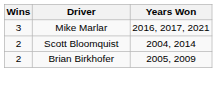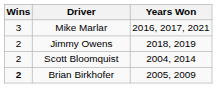+ row: (81, 43)
(18, 59) normal -> (18, 75) bold
